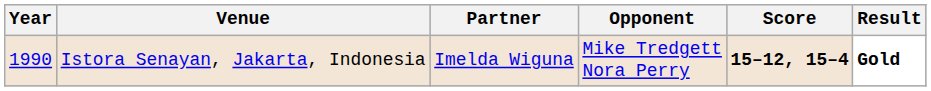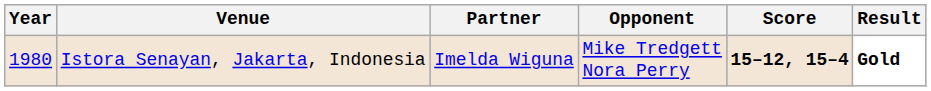(31, 60) 1990 -> (31, 60) 1980
